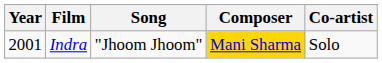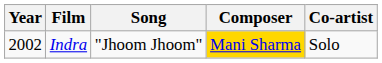(25, 44) 2001 -> (25, 44) 2002
